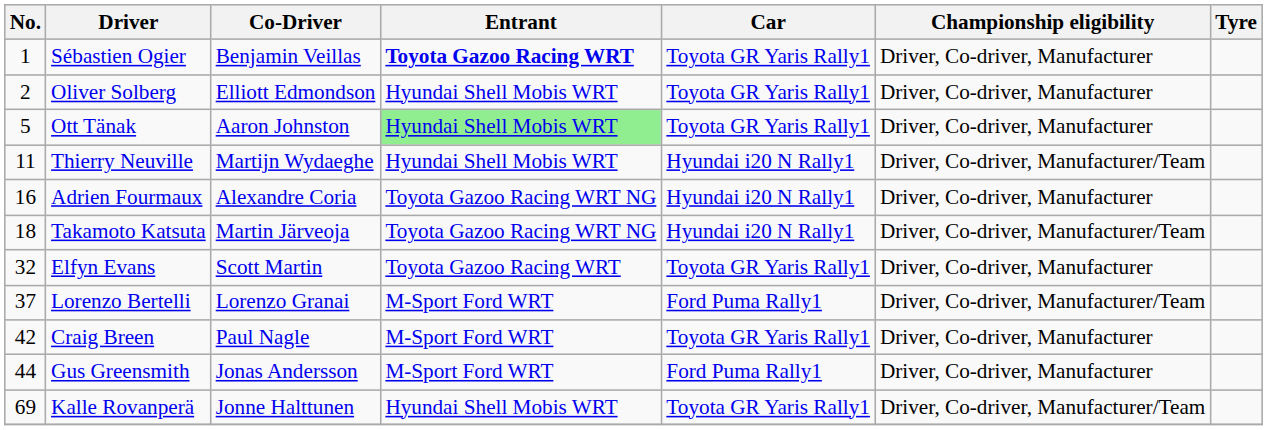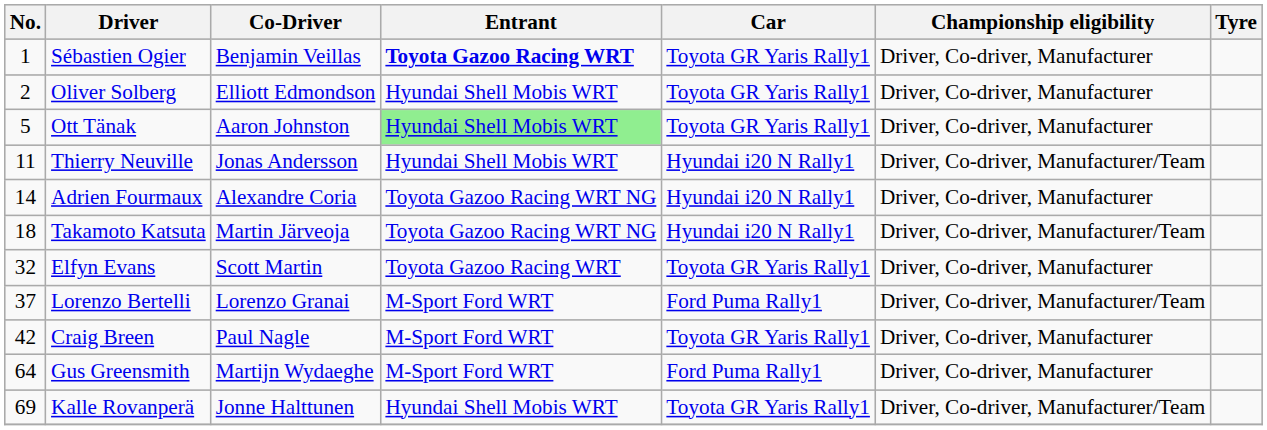(295, 161) Martijn Wydaeghe -> (287, 161) Jonas Andersson
(25, 196) 16 -> (25, 196) 14
(25, 371) 44 -> (25, 371) 64
(287, 371) Jonas Andersson -> (295, 371) Martijn Wydaeghe
